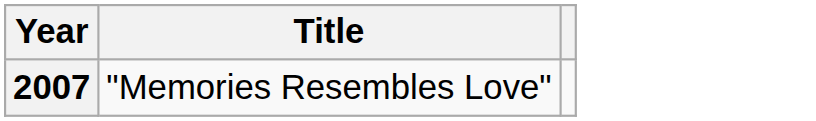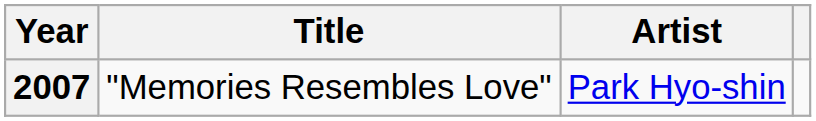+ column: (677, 32)
